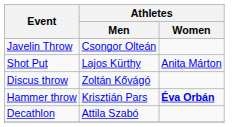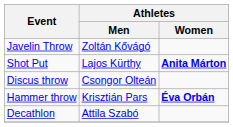(119, 47) Csongor Olteán -> (116, 47) Zoltán Kővágó
(191, 64) normal -> (194, 64) bold
(116, 81) Zoltán Kővágó -> (119, 81) Csongor Olteán
